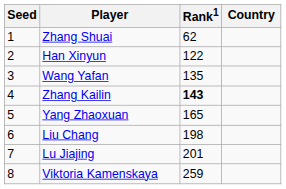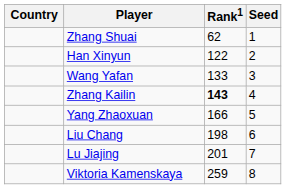columns swapped: (251, 15) <-> (22, 15)
(193, 76) 135 -> (218, 76) 133
(193, 115) 165 -> (218, 115) 166
